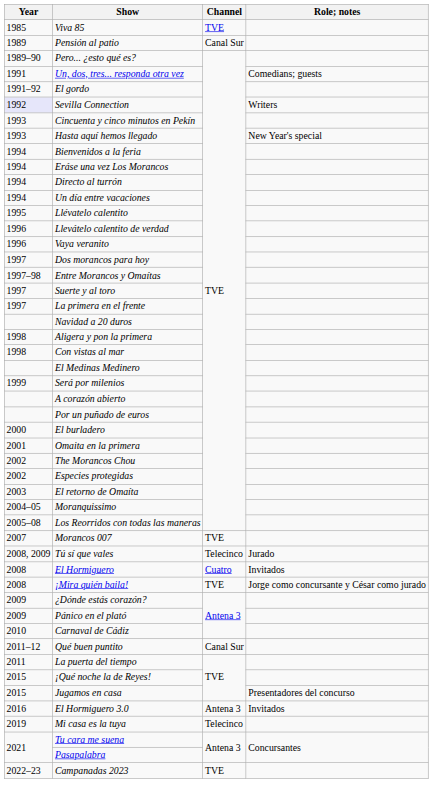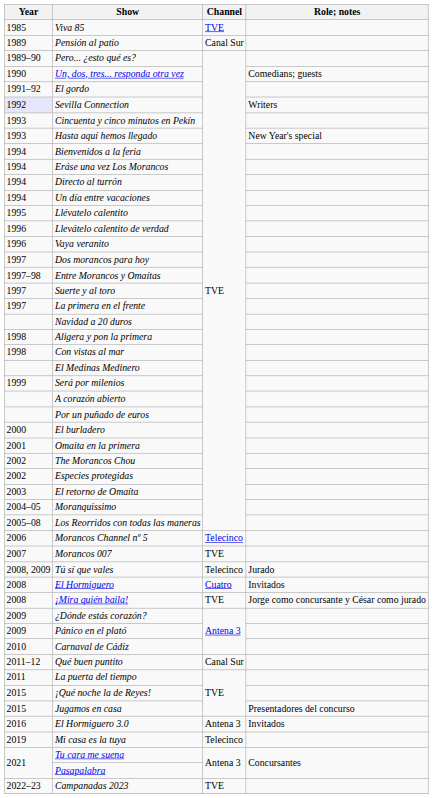(16, 74) 1991 -> (16, 74) 1990
+ row: (101, 538)
